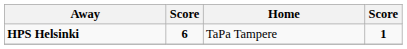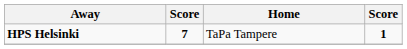(185, 34) 6 -> (185, 34) 7
